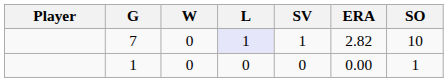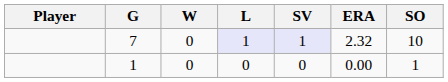(302, 41) no background -> (302, 41) lavender background
(359, 41) 2.82 -> (359, 41) 2.32
